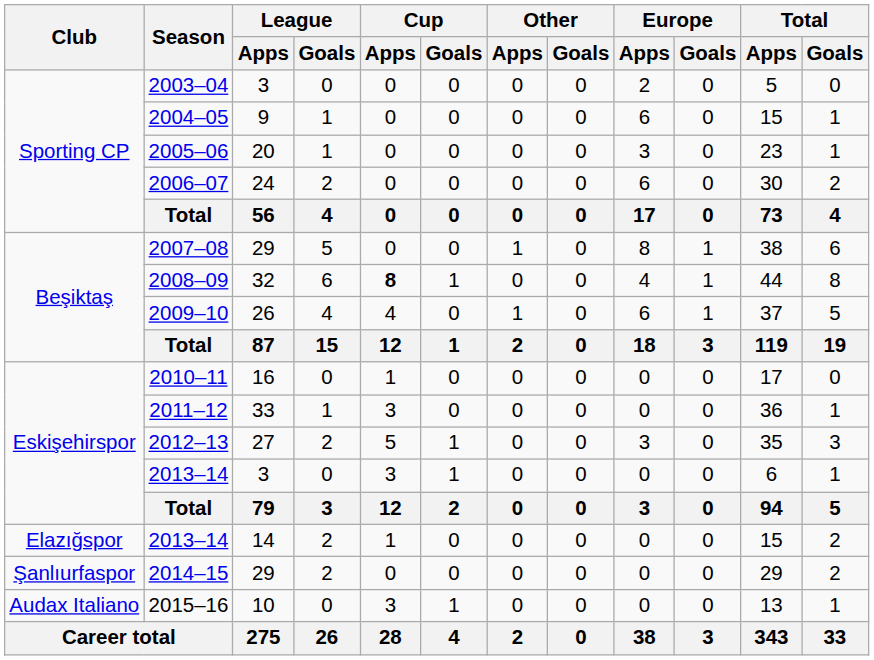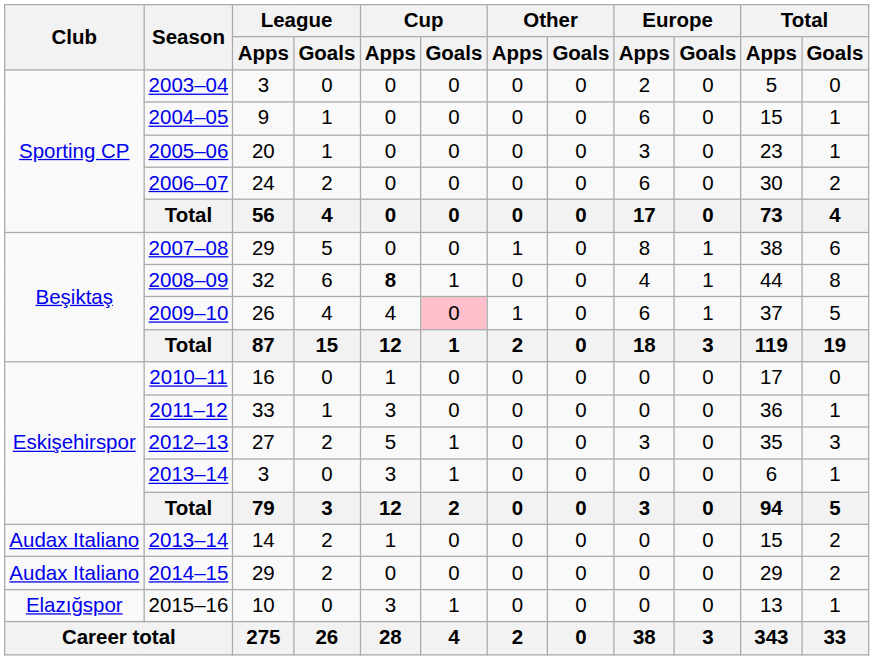(454, 313) no background -> (454, 313) pink background
(74, 540) Elazığspor -> (74, 540) Audax Italiano
(74, 572) Şanlıurfaspor -> (74, 572) Audax Italiano
(74, 605) Audax Italiano -> (74, 605) Elazığspor
